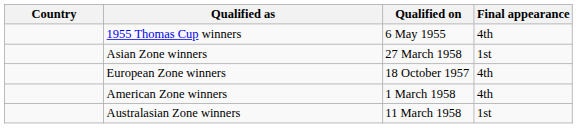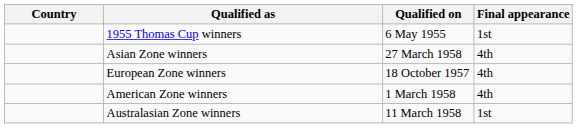(485, 34) 4th -> (484, 34) 1st
(484, 53) 1st -> (485, 53) 4th
